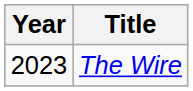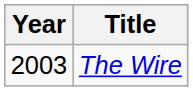(39, 65) 2023 -> (39, 65) 2003
